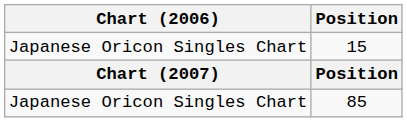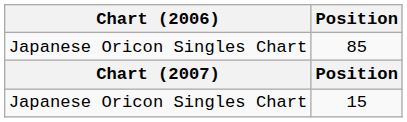rows swapped: (357, 47) <-> (357, 103)
